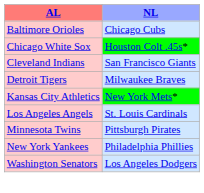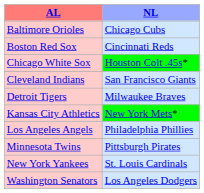+ row: (42, 46)
(146, 113) St. Louis Cardinals -> (149, 130) Philadelphia Phillies
(149, 146) Philadelphia Phillies -> (146, 163) St. Louis Cardinals
